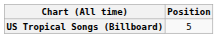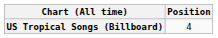(189, 26) 5 -> (189, 26) 4
